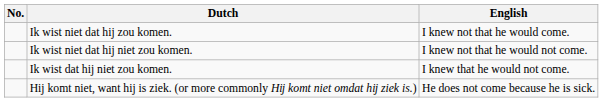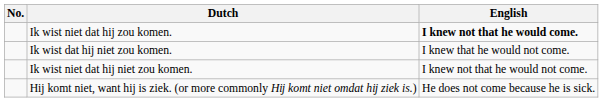(496, 32) normal -> (500, 32) bold
rows swapped: (101, 69) <-> (111, 50)
